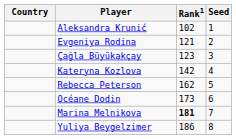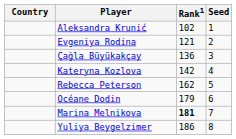(187, 56) 123 -> (187, 56) 136
(187, 99) 173 -> (187, 99) 179
